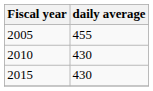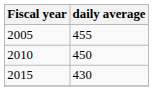(82, 55) 430 -> (82, 55) 450
